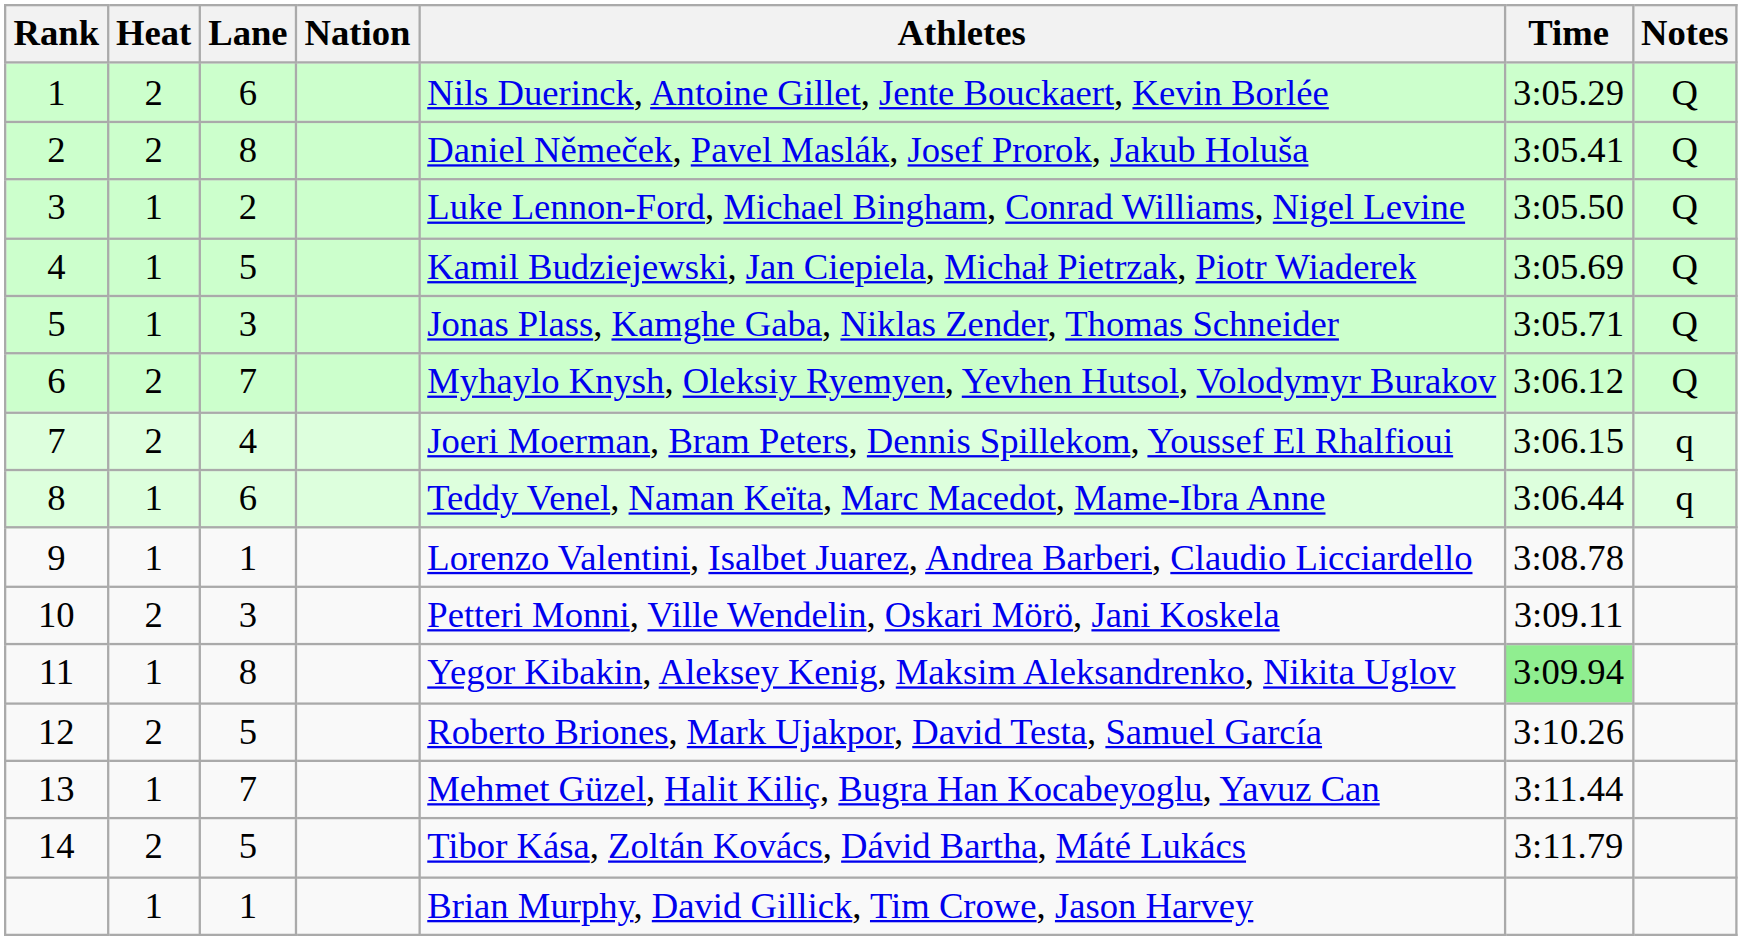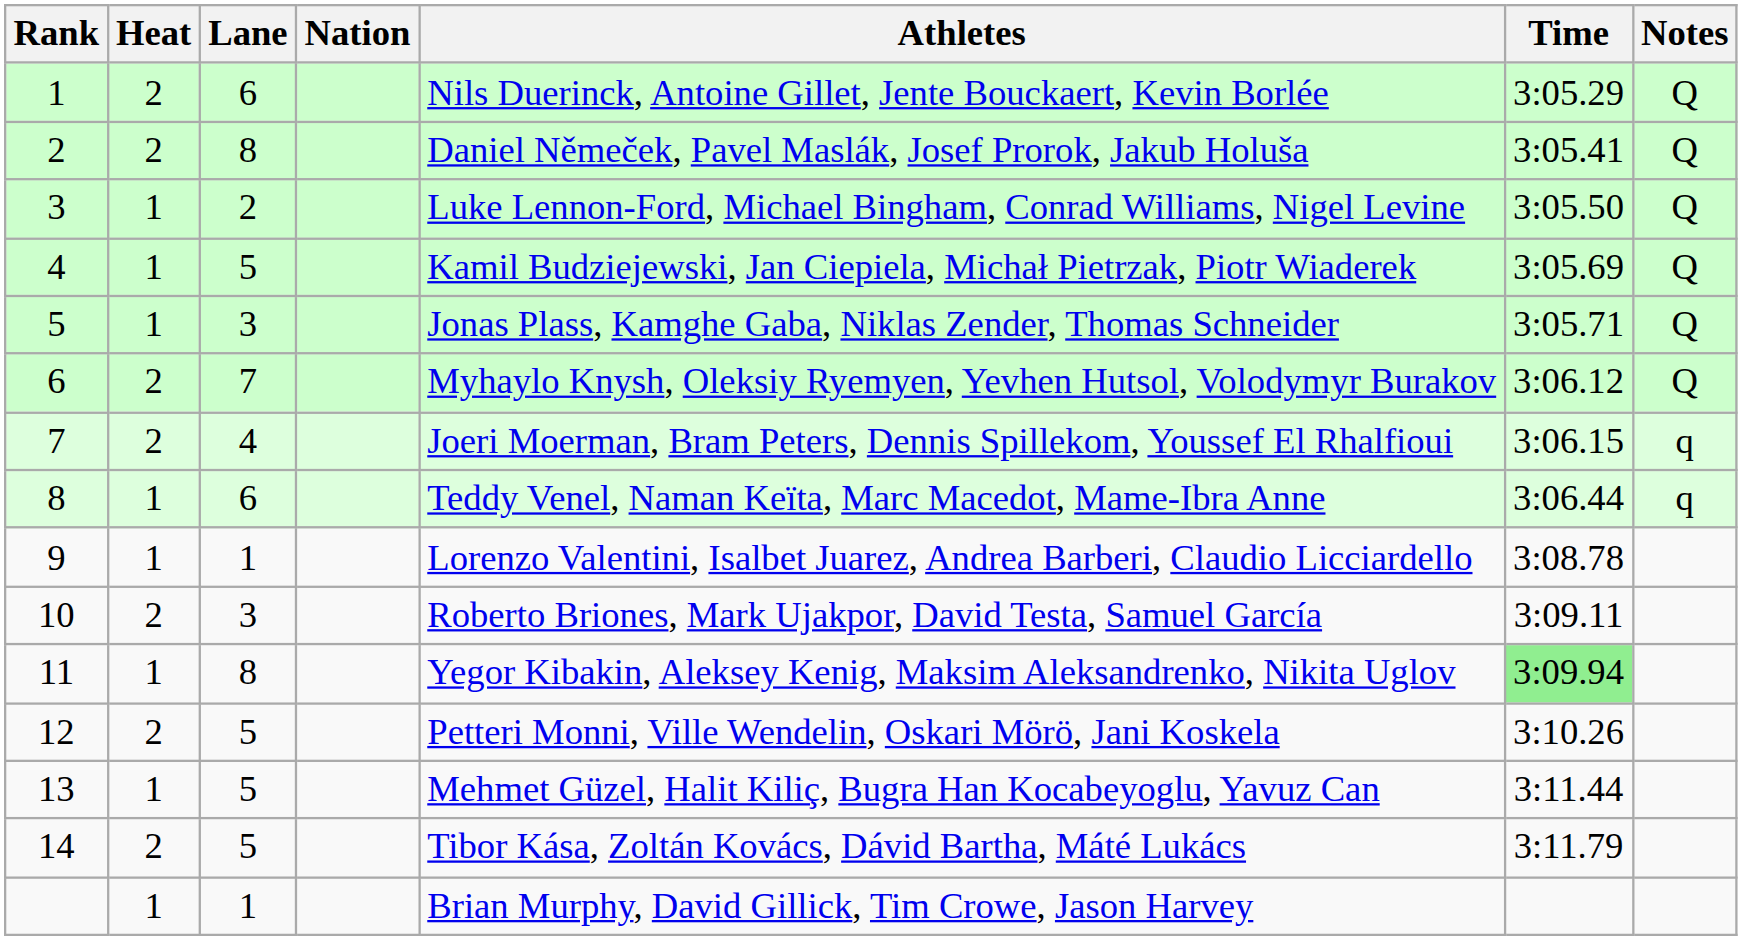(853, 614) Petteri Monni, Ville Wendelin, Oskari Mörö, Jani Koskela -> (875, 614) Roberto Briones, Mark Ujakpor, David Testa, Samuel García
(875, 730) Roberto Briones, Mark Ujakpor, David Testa, Samuel García -> (853, 730) Petteri Monni, Ville Wendelin, Oskari Mörö, Jani Koskela
(248, 788) 7 -> (248, 788) 5
